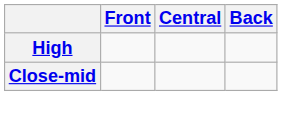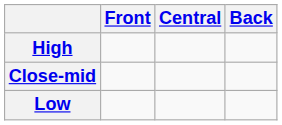+ row: (52, 104)
